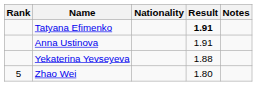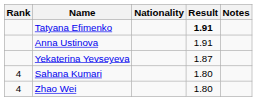(203, 58) 1.88 -> (203, 58) 1.87
+ row: (68, 74)
(18, 74) 5 -> (18, 89) 4
